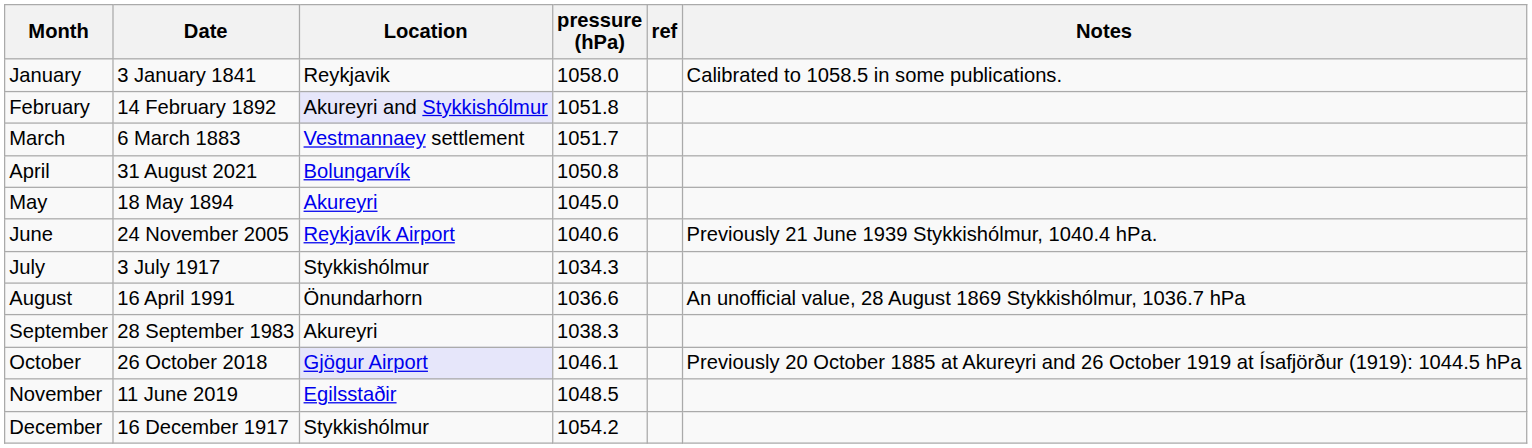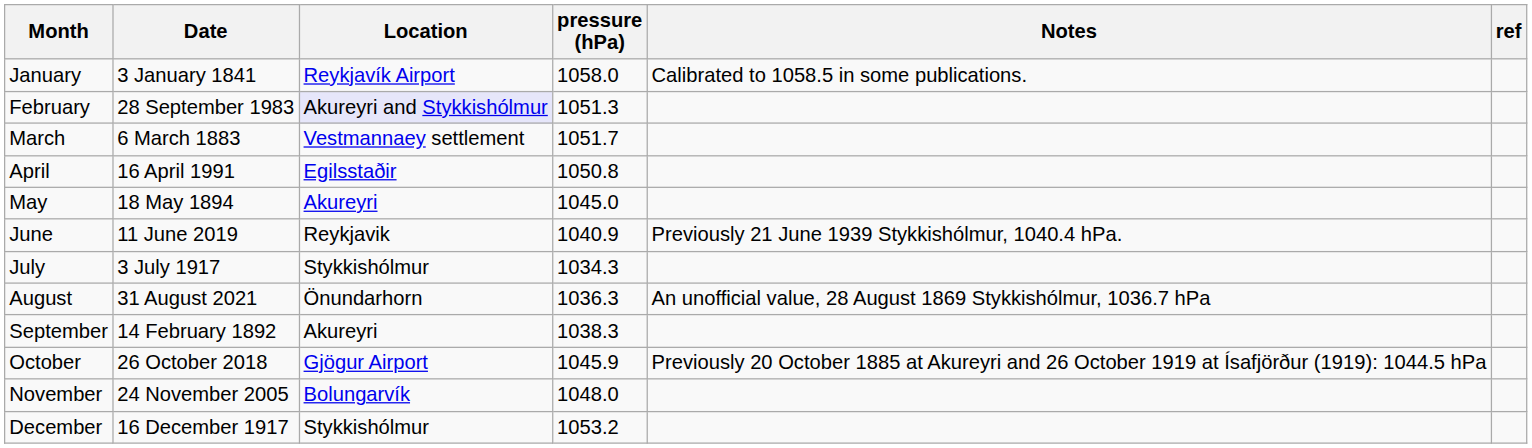columns swapped: (664, 31) <-> (1104, 31)
(347, 75) Reykjavik -> (379, 75) Reykjavík Airport
(197, 107) 14 February 1892 -> (206, 107) 28 September 1983
(588, 107) 1051.8 -> (588, 107) 1051.3
(187, 171) 31 August 2021 -> (176, 171) 16 April 1991
(357, 171) Bolungarvík -> (350, 171) Egilsstaðir
(203, 235) 24 November 2005 -> (178, 235) 11 June 2019
(379, 235) Reykjavík Airport -> (347, 235) Reykjavik
(588, 235) 1040.6 -> (588, 235) 1040.9
(176, 298) 16 April 1991 -> (187, 298) 31 August 2021
(588, 298) 1036.6 -> (588, 298) 1036.3
(206, 330) 28 September 1983 -> (197, 330) 14 February 1892
(366, 362) lavender background -> (366, 362) no background
(588, 362) 1046.1 -> (588, 362) 1045.9
(178, 394) 11 June 2019 -> (203, 394) 24 November 2005
(350, 394) Egilsstaðir -> (357, 394) Bolungarvík
(588, 394) 1048.5 -> (588, 394) 1048.0
(588, 426) 1054.2 -> (588, 426) 1053.2
